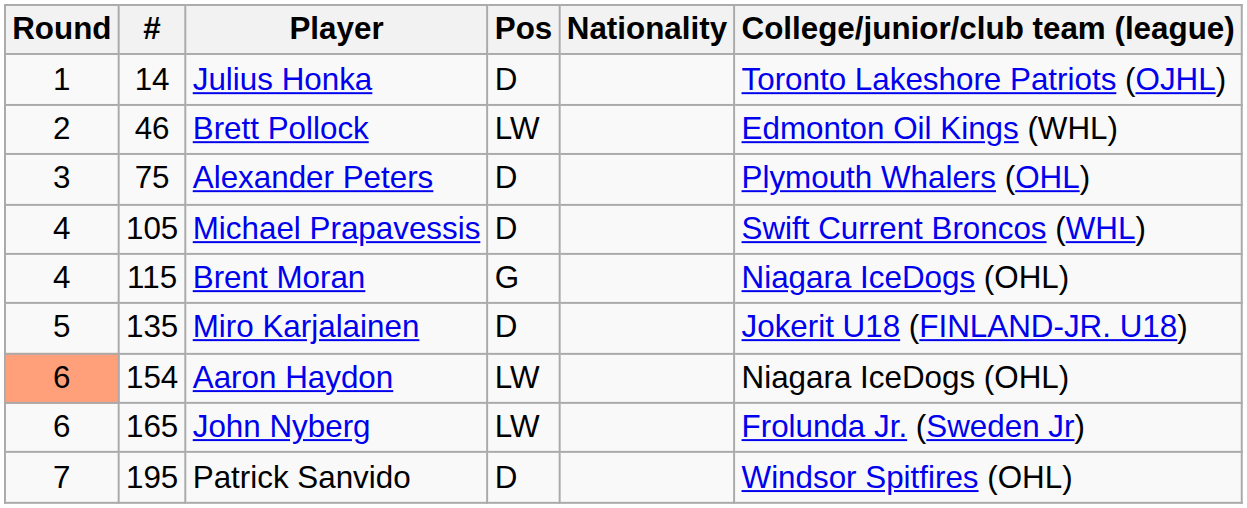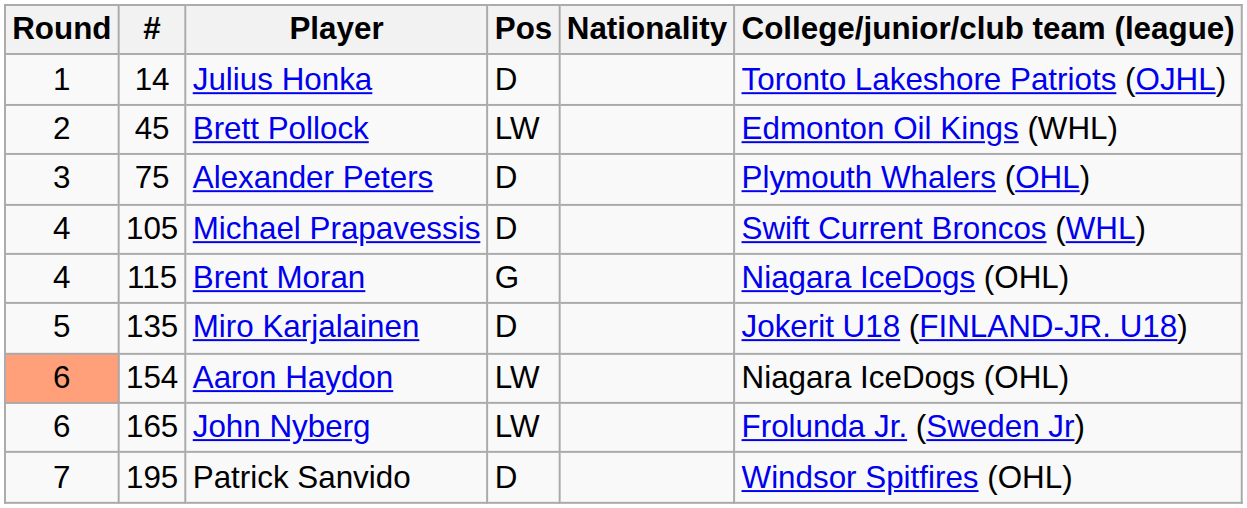(152, 128) 46 -> (152, 128) 45
